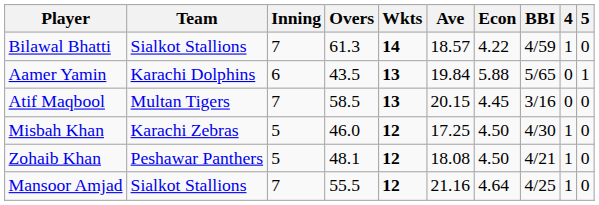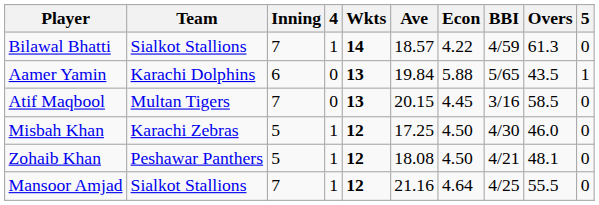columns swapped: (352, 18) <-> (568, 18)
